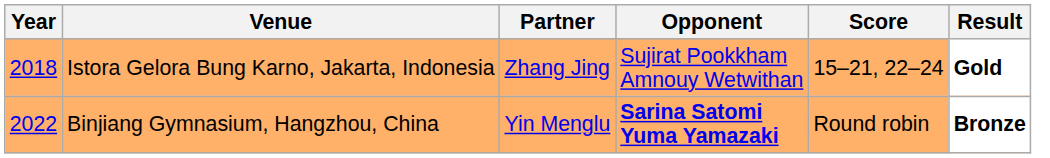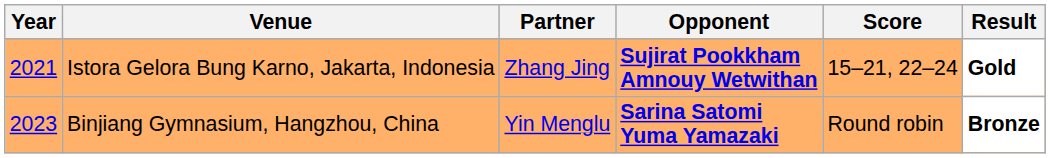(33, 67) 2018 -> (33, 67) 2021
(712, 67) normal -> (719, 67) bold
(33, 125) 2022 -> (33, 125) 2023
